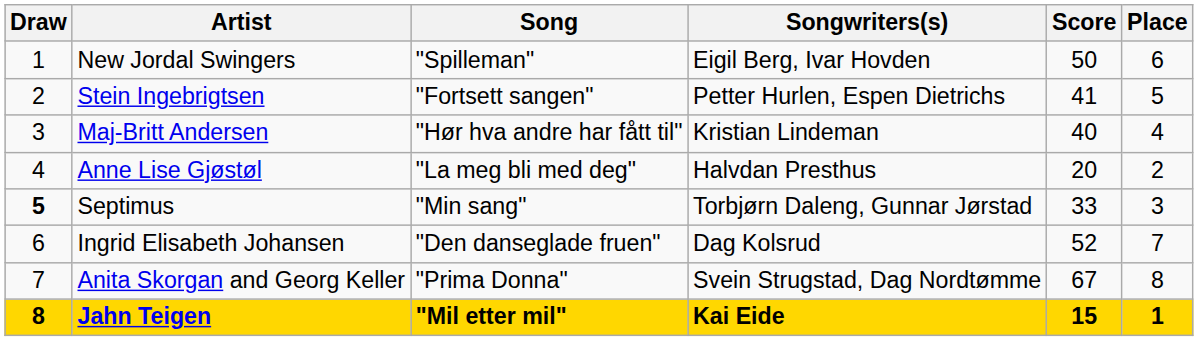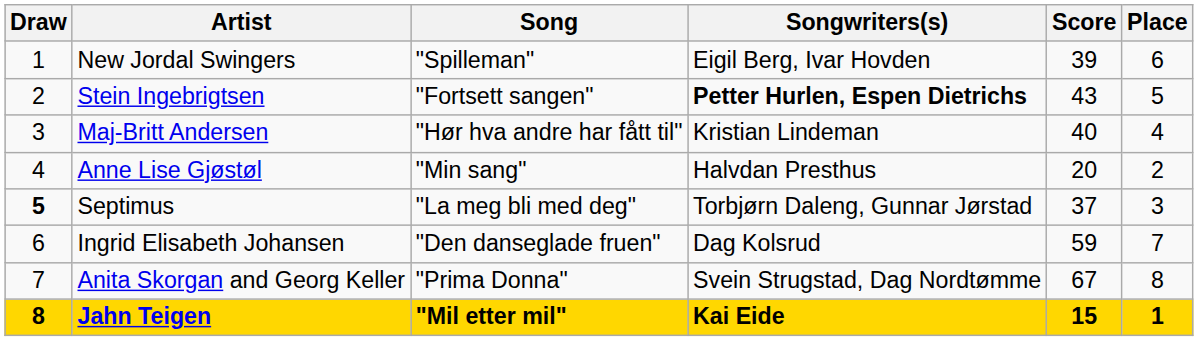(1084, 59) 50 -> (1084, 59) 39
(849, 96) normal -> (860, 96) bold
(1084, 96) 41 -> (1084, 96) 43
(526, 170) "La meg bli med deg" -> (471, 170) "Min sang"
(471, 206) "Min sang" -> (526, 206) "La meg bli med deg"
(1084, 206) 33 -> (1084, 206) 37
(1084, 243) 52 -> (1084, 243) 59
